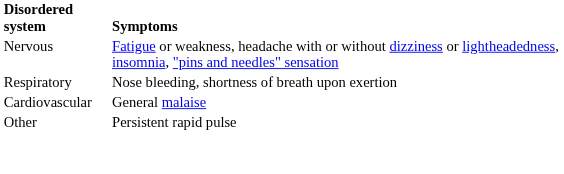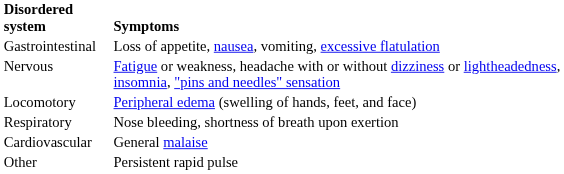+ row: (50, 46)
+ row: (40, 102)
